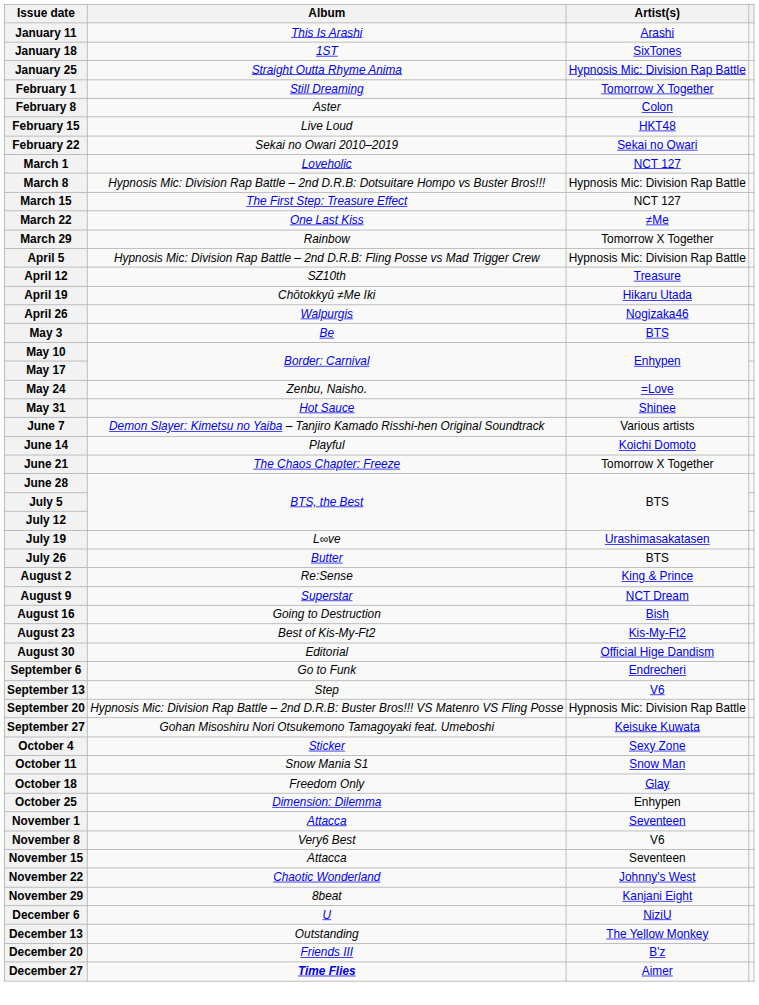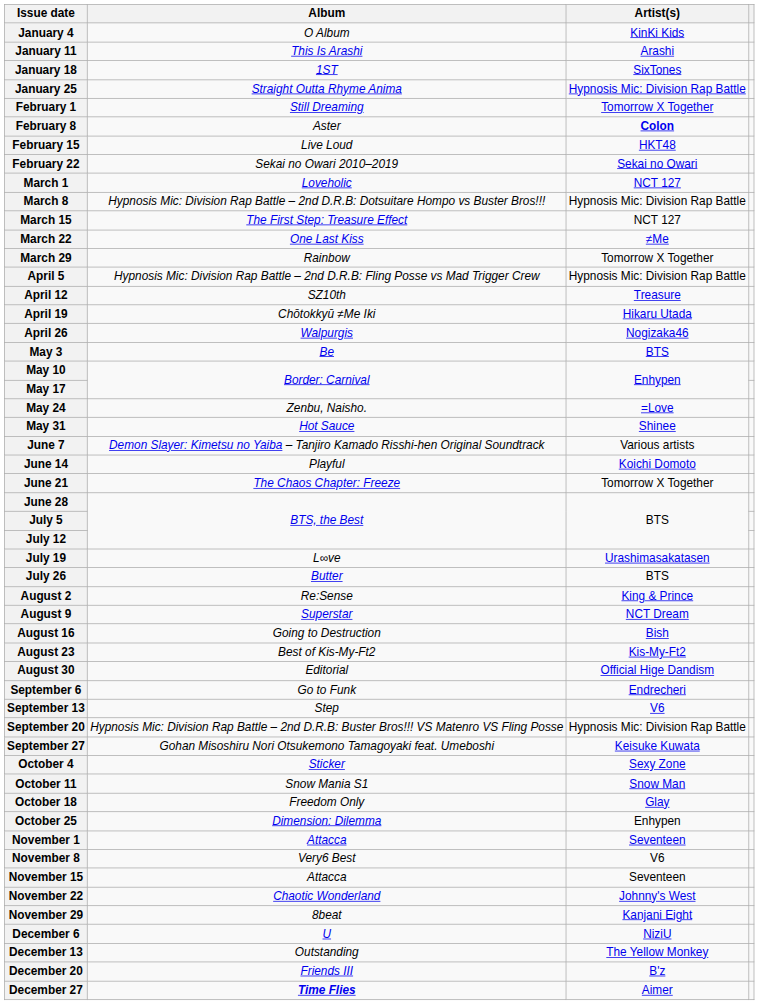+ row: (46, 32)
(657, 107) normal -> (657, 126) bold
